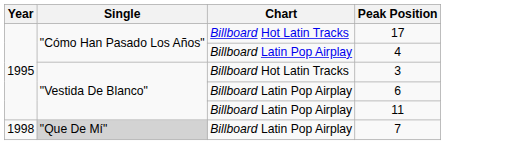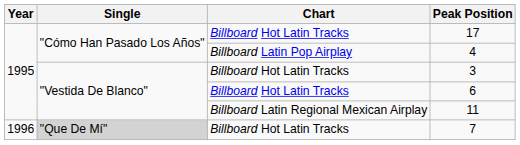(281, 91) Billboard Latin Pop Airplay -> (280, 91) Billboard Hot Latin Tracks
(281, 110) Billboard Latin Pop Airplay -> (319, 110) Billboard Latin Regional Mexican Airplay
(21, 129) 1998 -> (21, 129) 1996
(281, 129) Billboard Latin Pop Airplay -> (280, 129) Billboard Hot Latin Tracks
